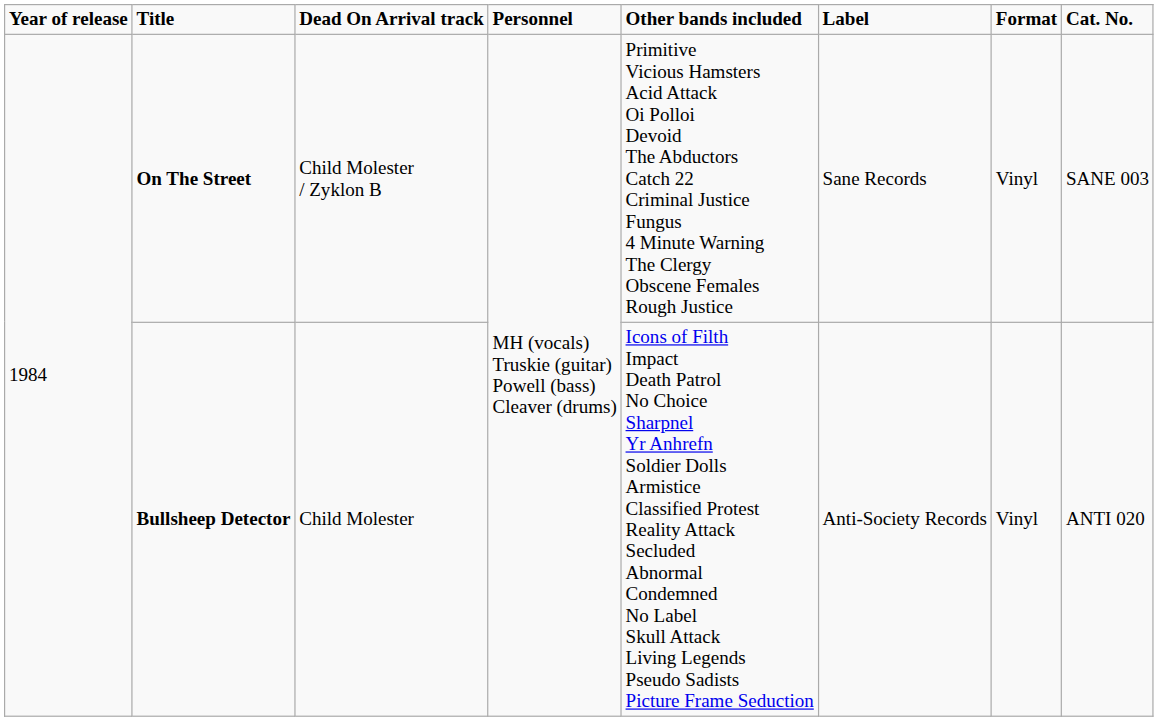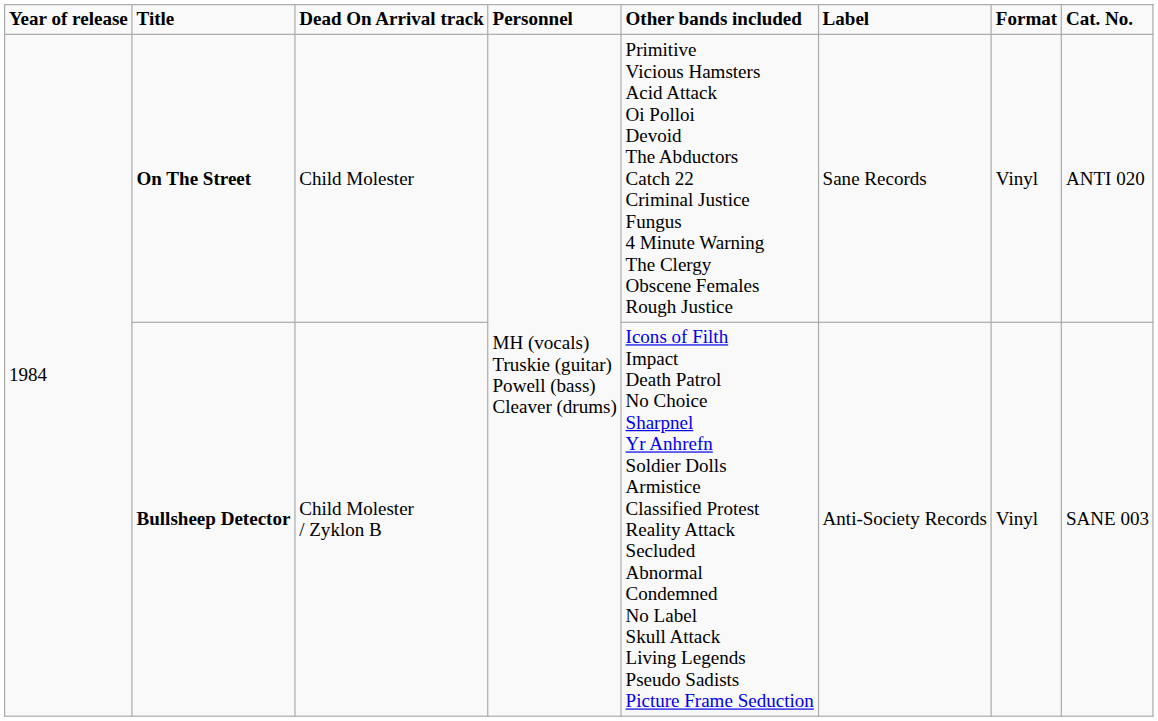(357, 178) Child Molester / Zyklon B -> (357, 178) Child Molester
(1107, 178) SANE 003 -> (1105, 178) ANTI 020
(357, 519) Child Molester -> (357, 519) Child Molester / Zyklon B
(1105, 519) ANTI 020 -> (1107, 519) SANE 003
